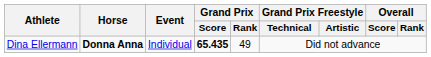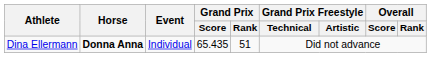(212, 45) bold -> (212, 45) normal
(245, 45) 49 -> (245, 45) 51
